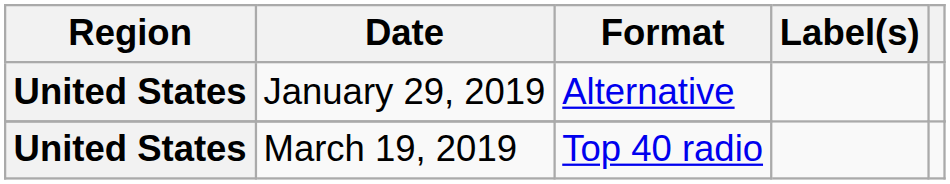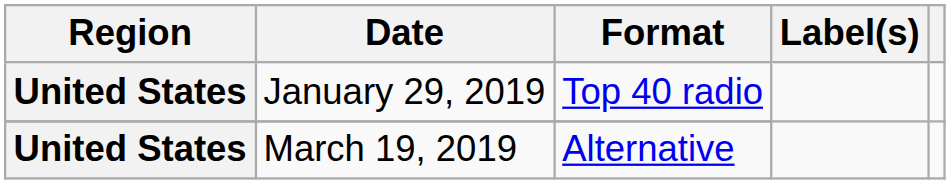(648, 91) Alternative -> (663, 91) Top 40 radio
(663, 149) Top 40 radio -> (648, 149) Alternative
